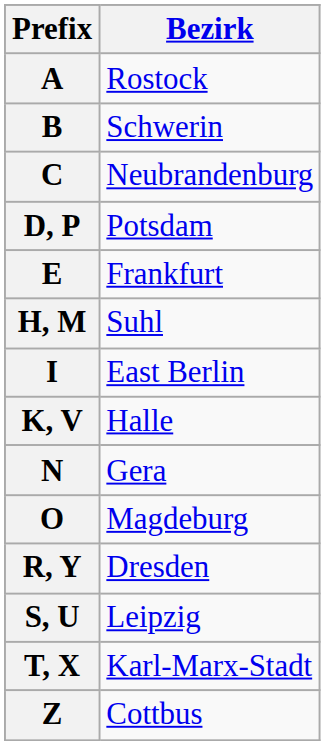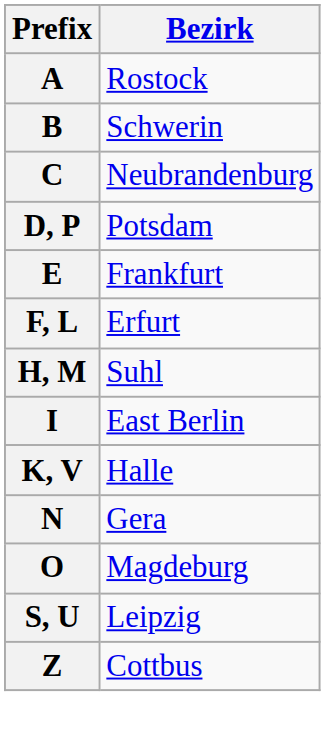+ row: (52, 322)
- row: (52, 567)
- row: (52, 665)
